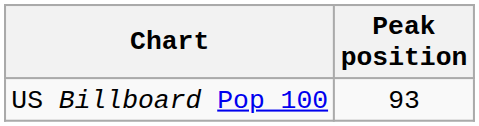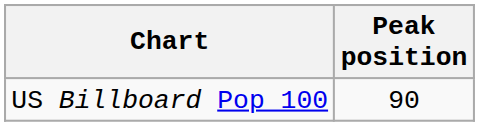(404, 100) 93 -> (404, 100) 90
